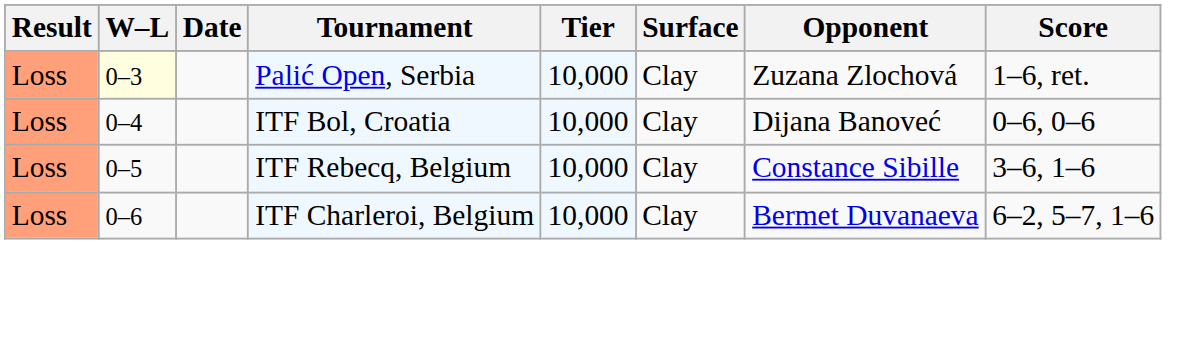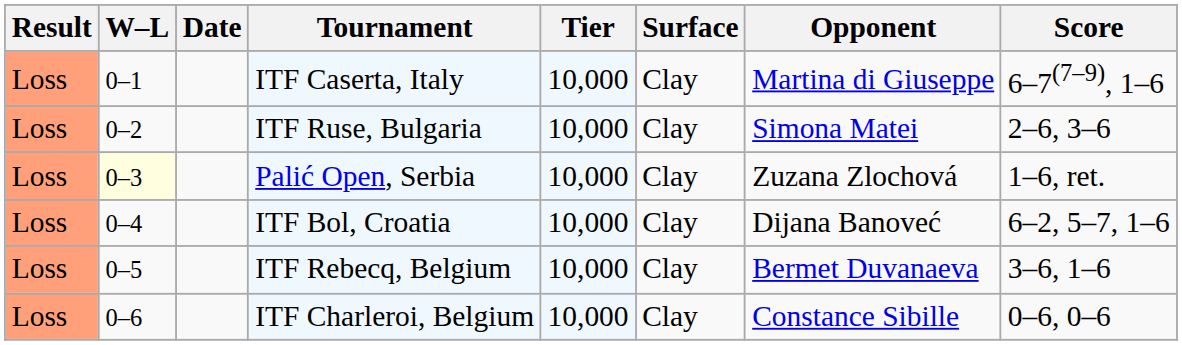+ row: (359, 78)
+ row: (368, 129)
(1044, 121) 0–6, 0–6 -> (1089, 222) 6–2, 5–7, 1–6
(856, 167) Constance Sibille -> (865, 269) Bermet Duvanaeva
(865, 214) Bermet Duvanaeva -> (856, 315) Constance Sibille
(1073, 214) 6–2, 5–7, 1–6 -> (1059, 315) 0–6, 0–6
